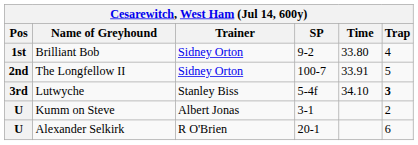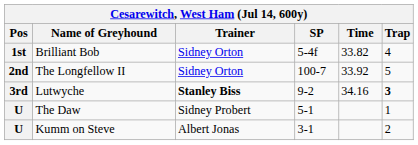(306, 52) 9-2 -> (308, 52) 5-4f
(355, 52) 33.80 -> (355, 52) 33.82
(355, 71) 33.91 -> (355, 71) 33.92
(208, 91) normal -> (209, 91) bold
(308, 91) 5-4f -> (306, 91) 9-2
(355, 91) 34.10 -> (355, 91) 34.16
+ row: (58, 110)
- row: (80, 129)
